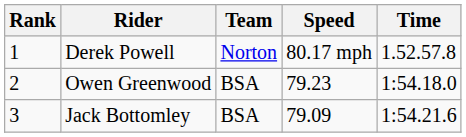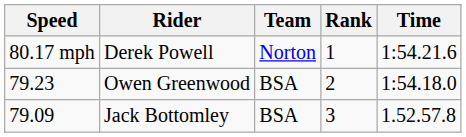columns swapped: (33, 20) <-> (329, 20)
(419, 52) 1.52.57.8 -> (419, 52) 1:54.21.6
(419, 115) 1:54.21.6 -> (419, 115) 1.52.57.8
